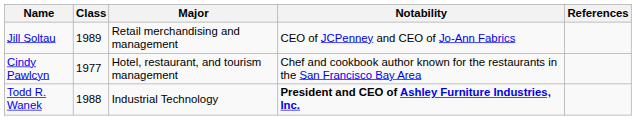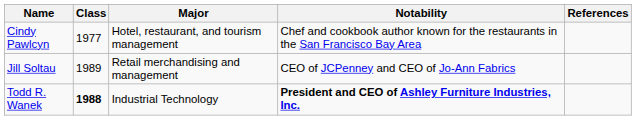rows swapped: (28, 68) <-> (31, 37)
(89, 99) normal -> (89, 99) bold
